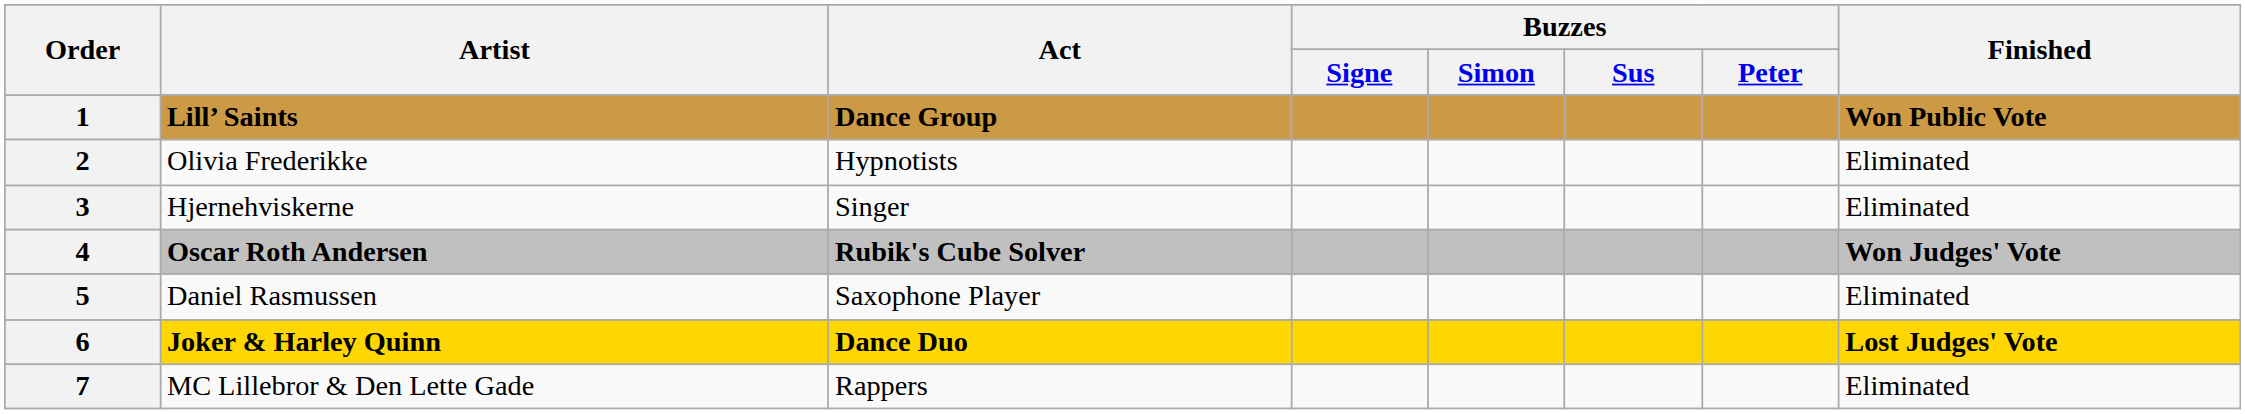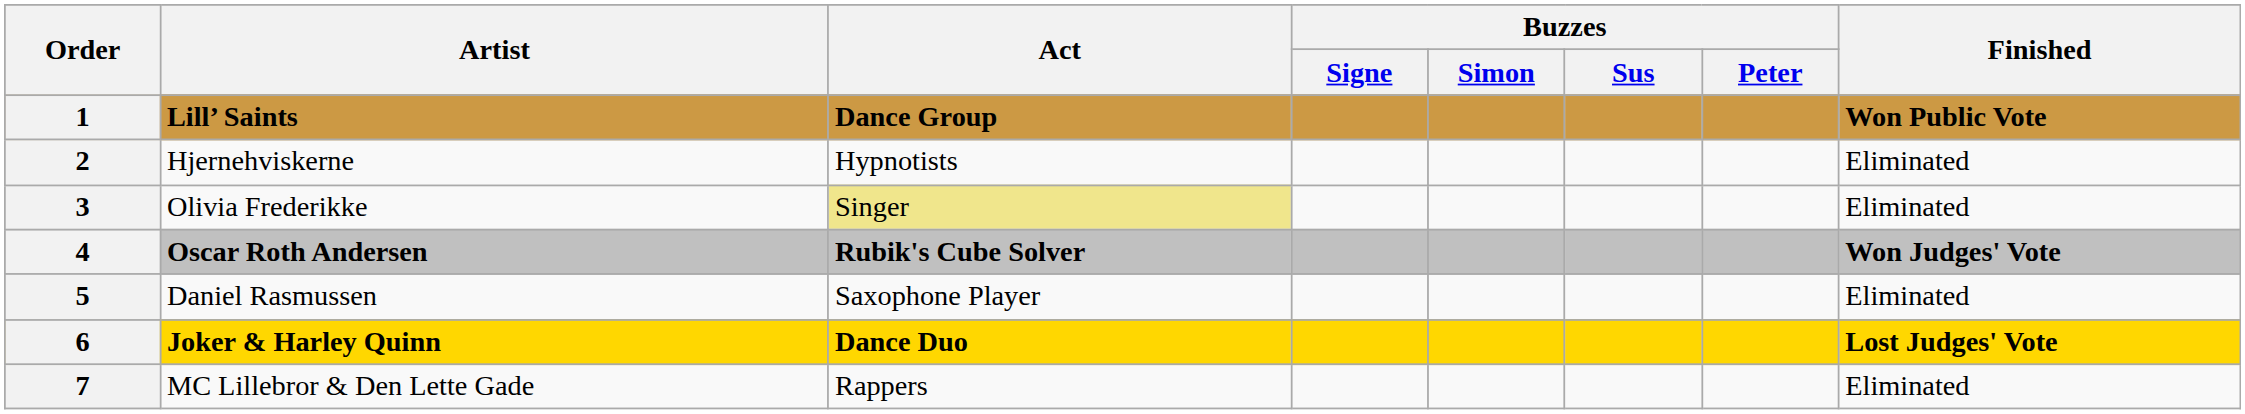(267, 161) Olivia Frederikke -> (261, 161) Hjernehviskerne
(261, 206) Hjernehviskerne -> (267, 206) Olivia Frederikke
(872, 206) no background -> (872, 206) khaki background
